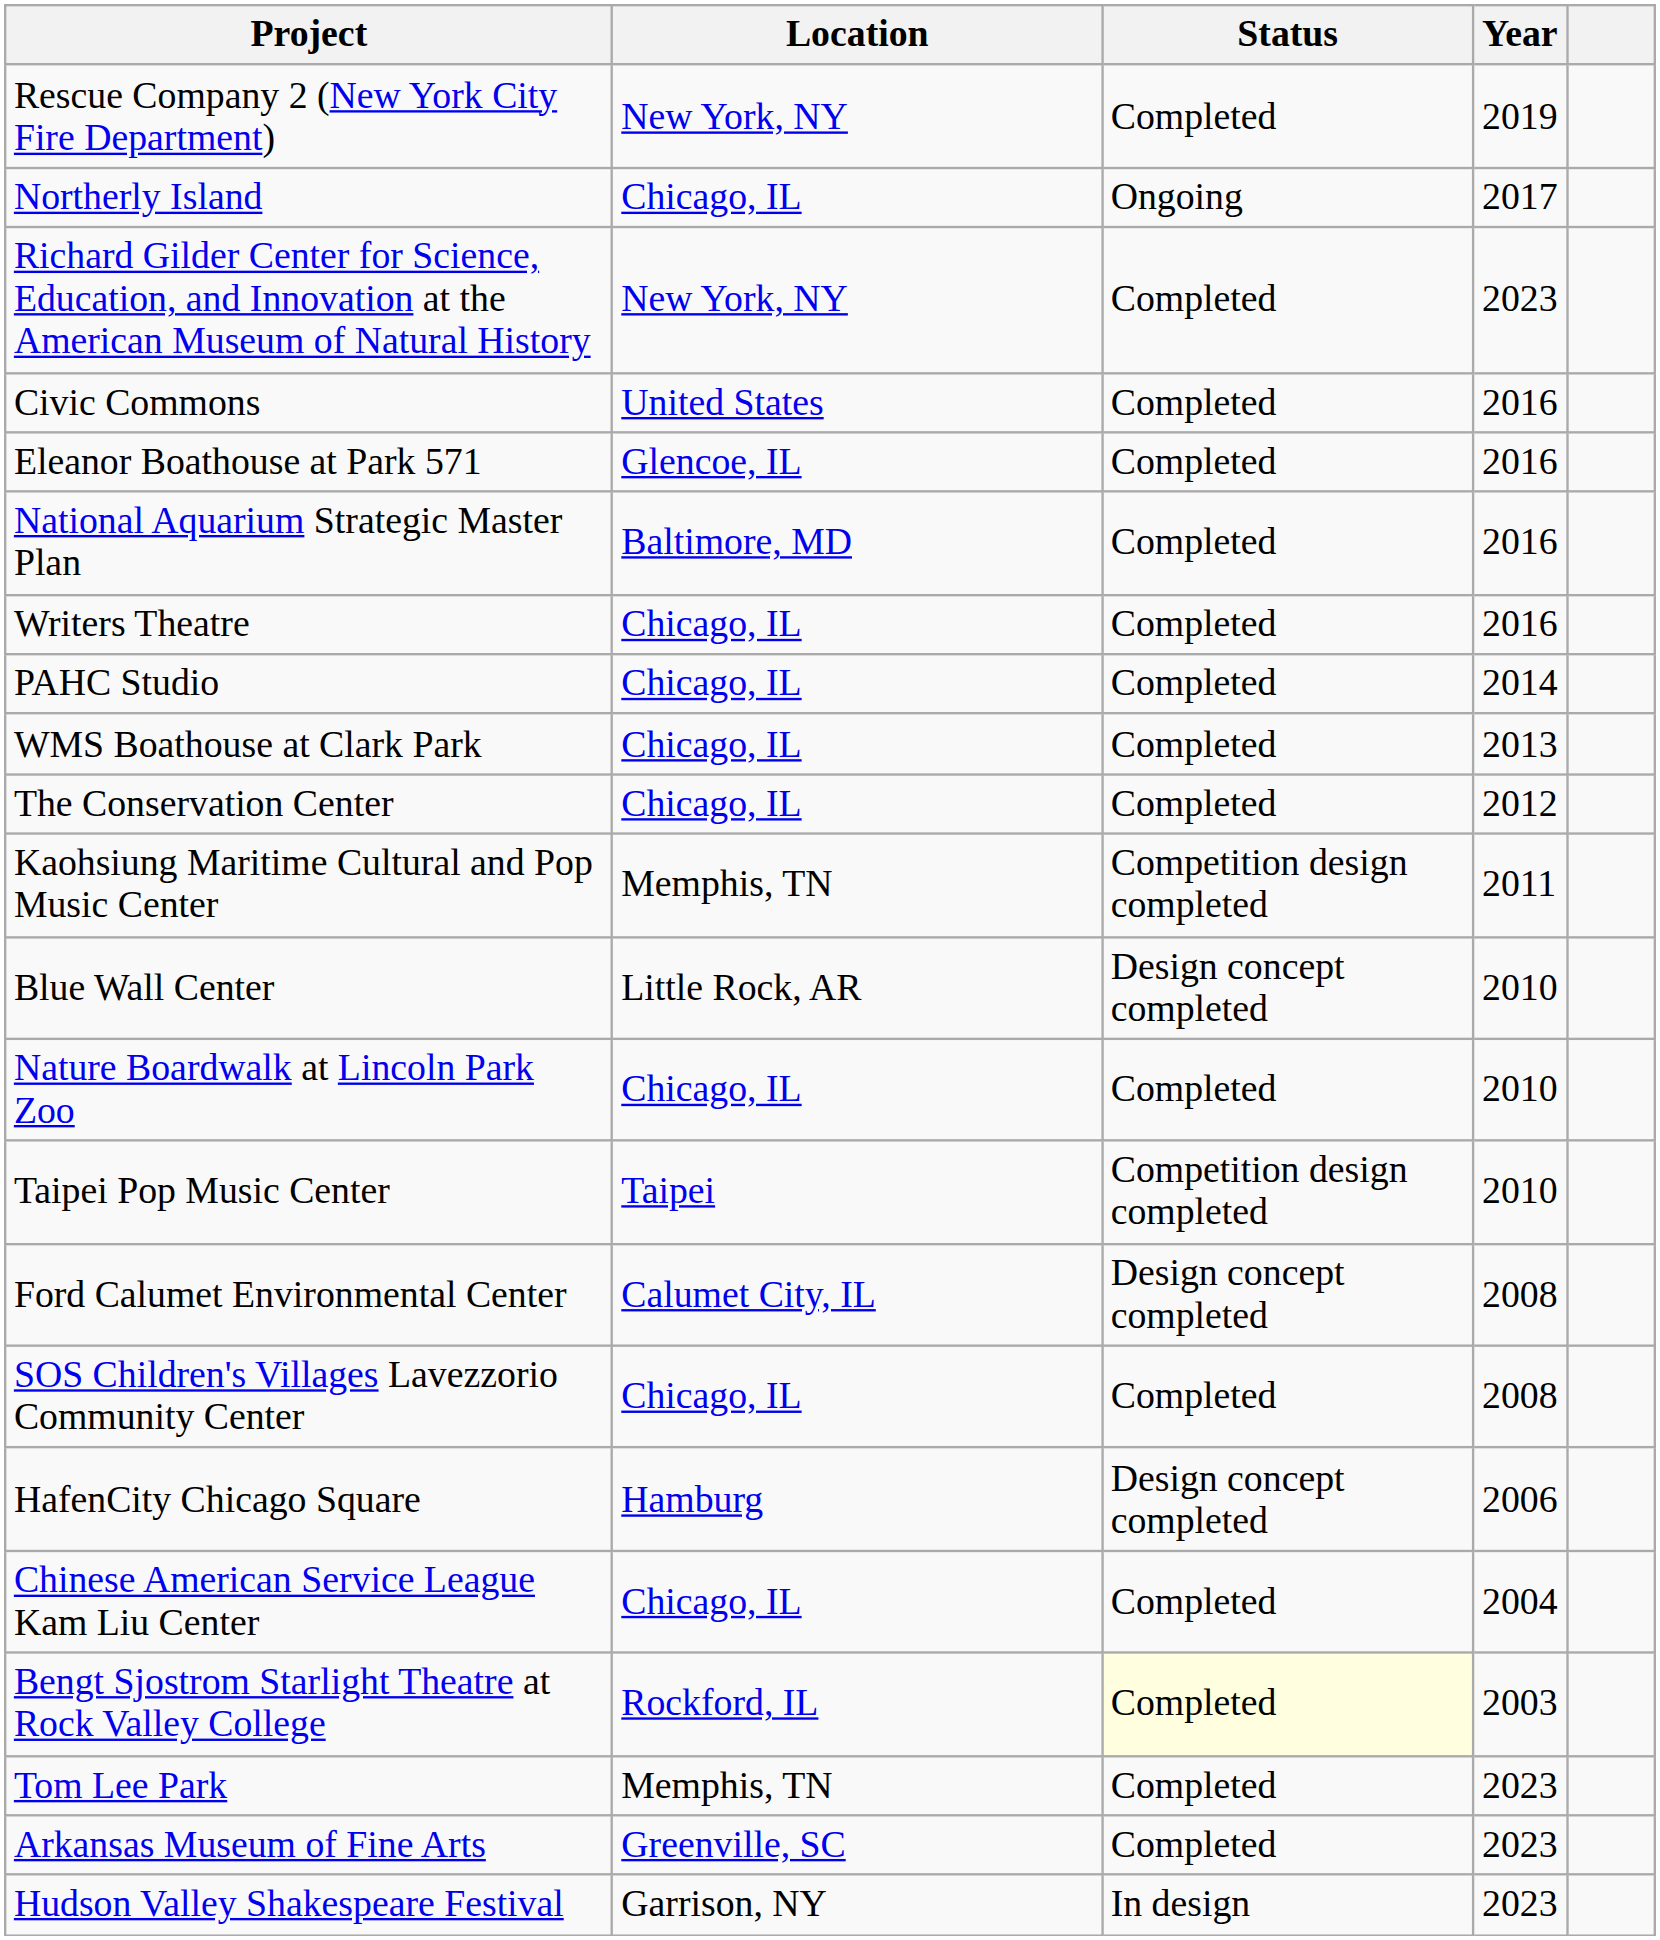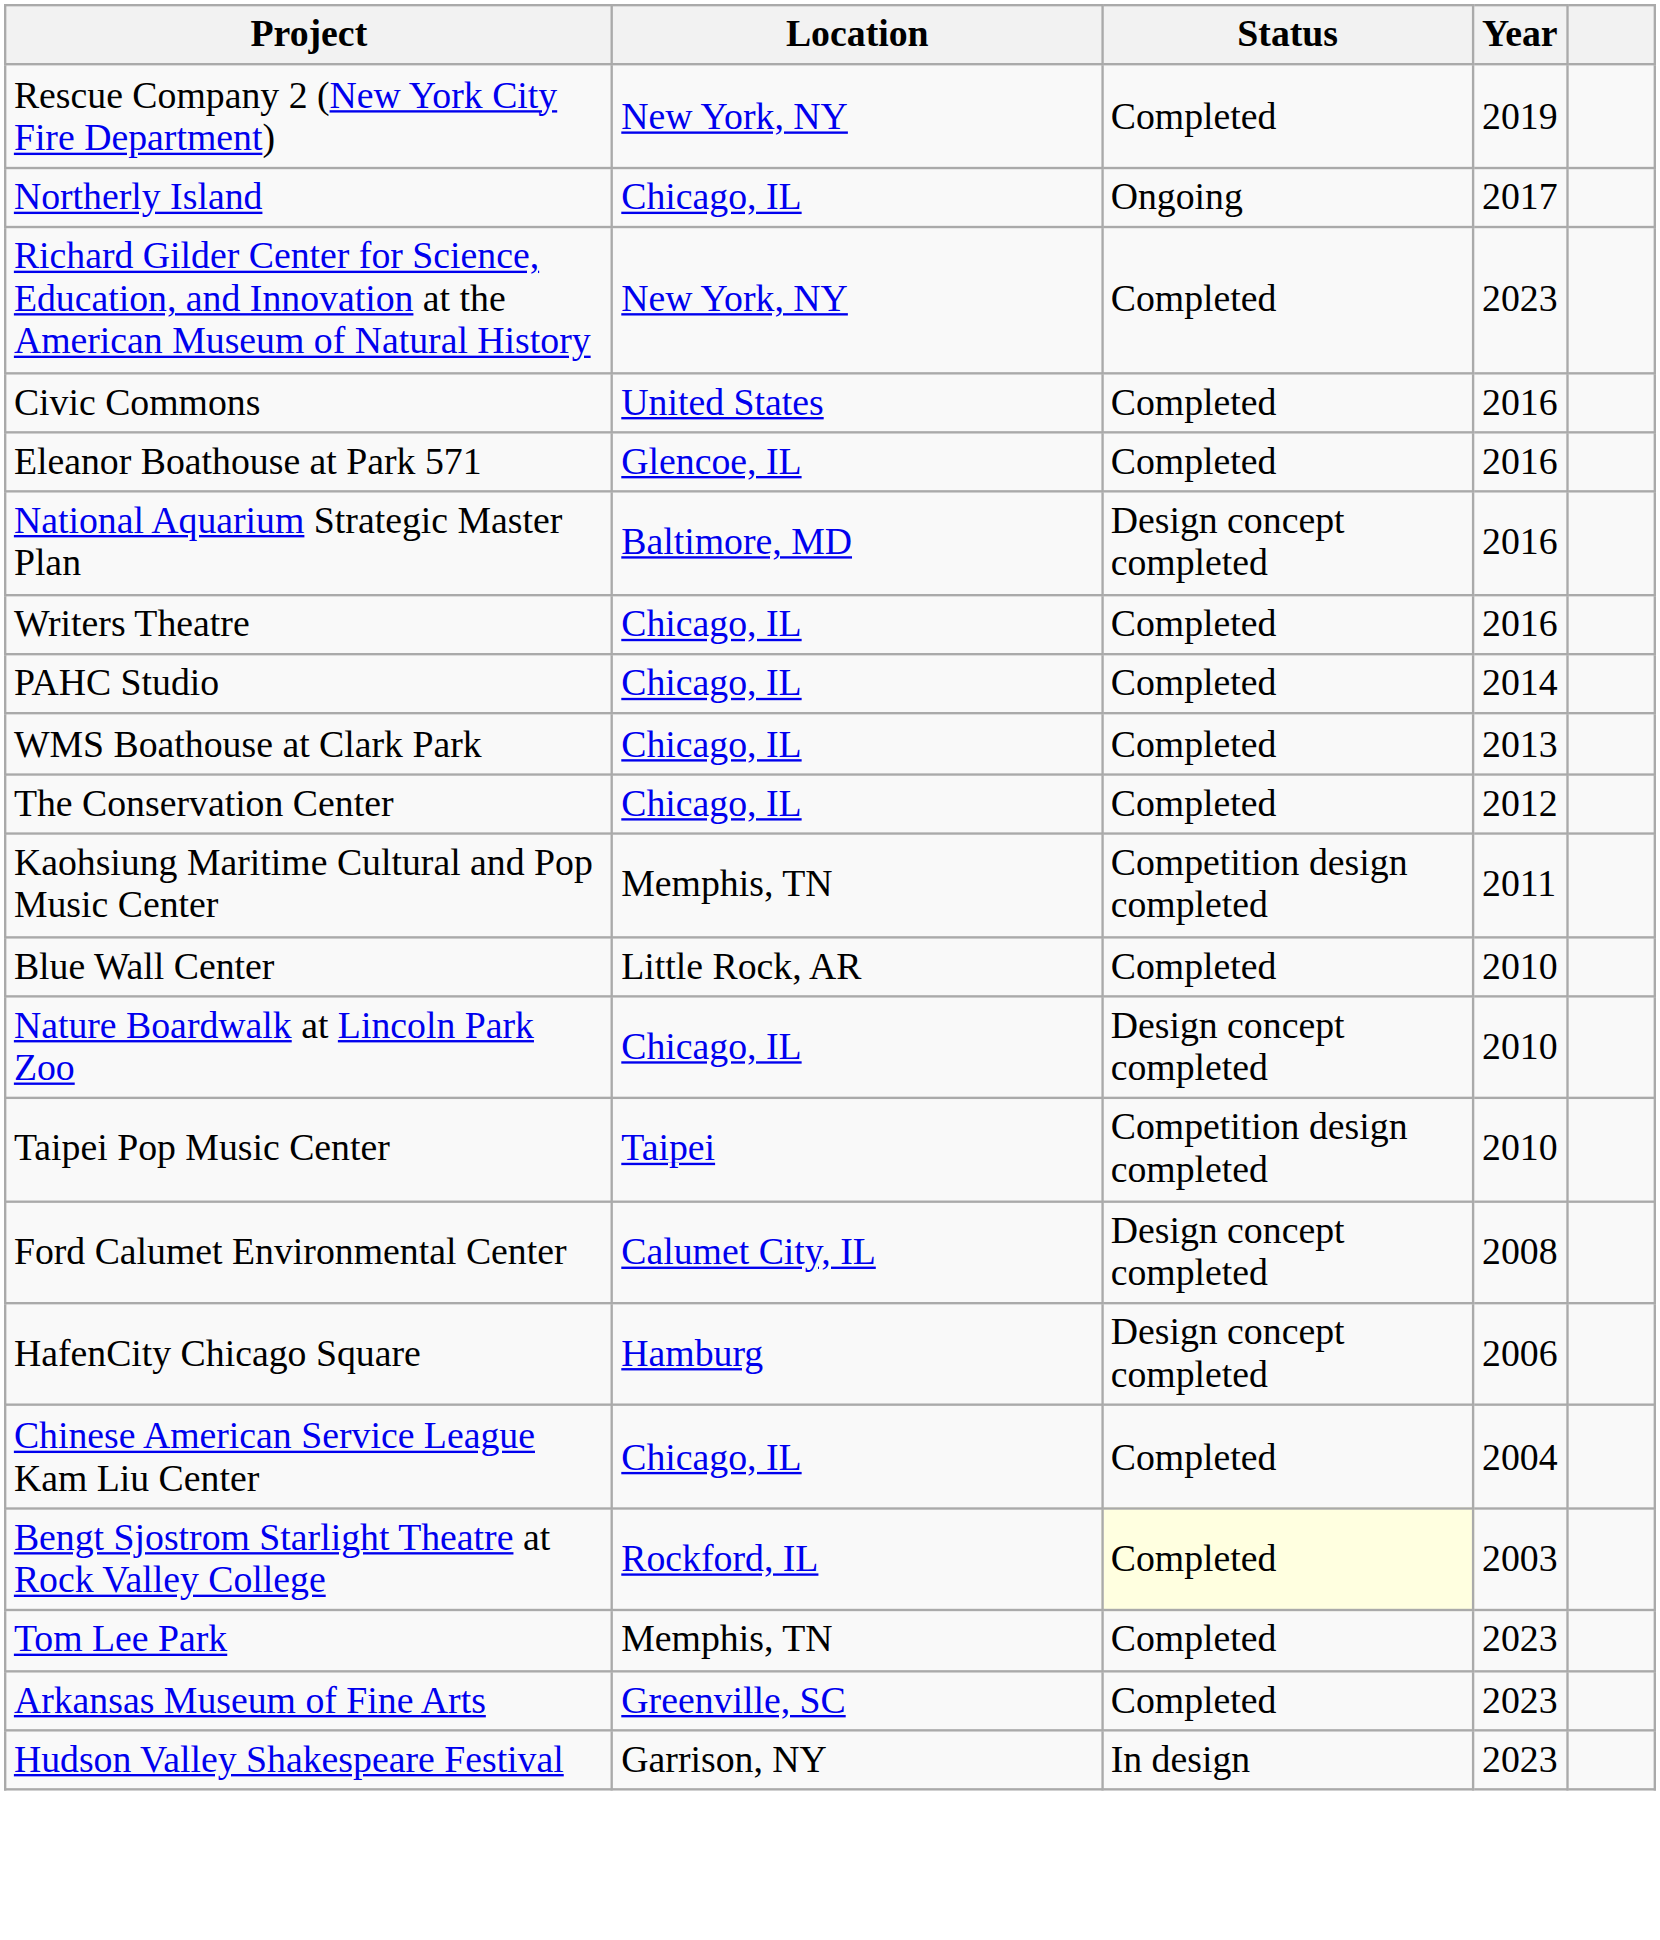(1194, 542) Completed -> (1228, 542) Design concept completed
(1228, 986) Design concept completed -> (1194, 965) Completed
(1194, 1089) Completed -> (1228, 1046) Design concept completed
- row: (286, 1396)
